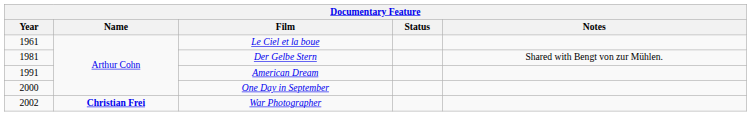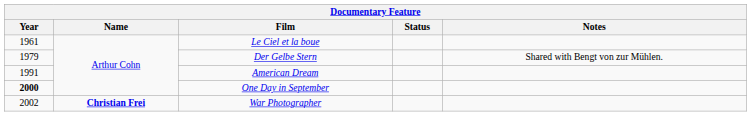(29, 57) 1981 -> (29, 57) 1979
(29, 88) normal -> (29, 88) bold
